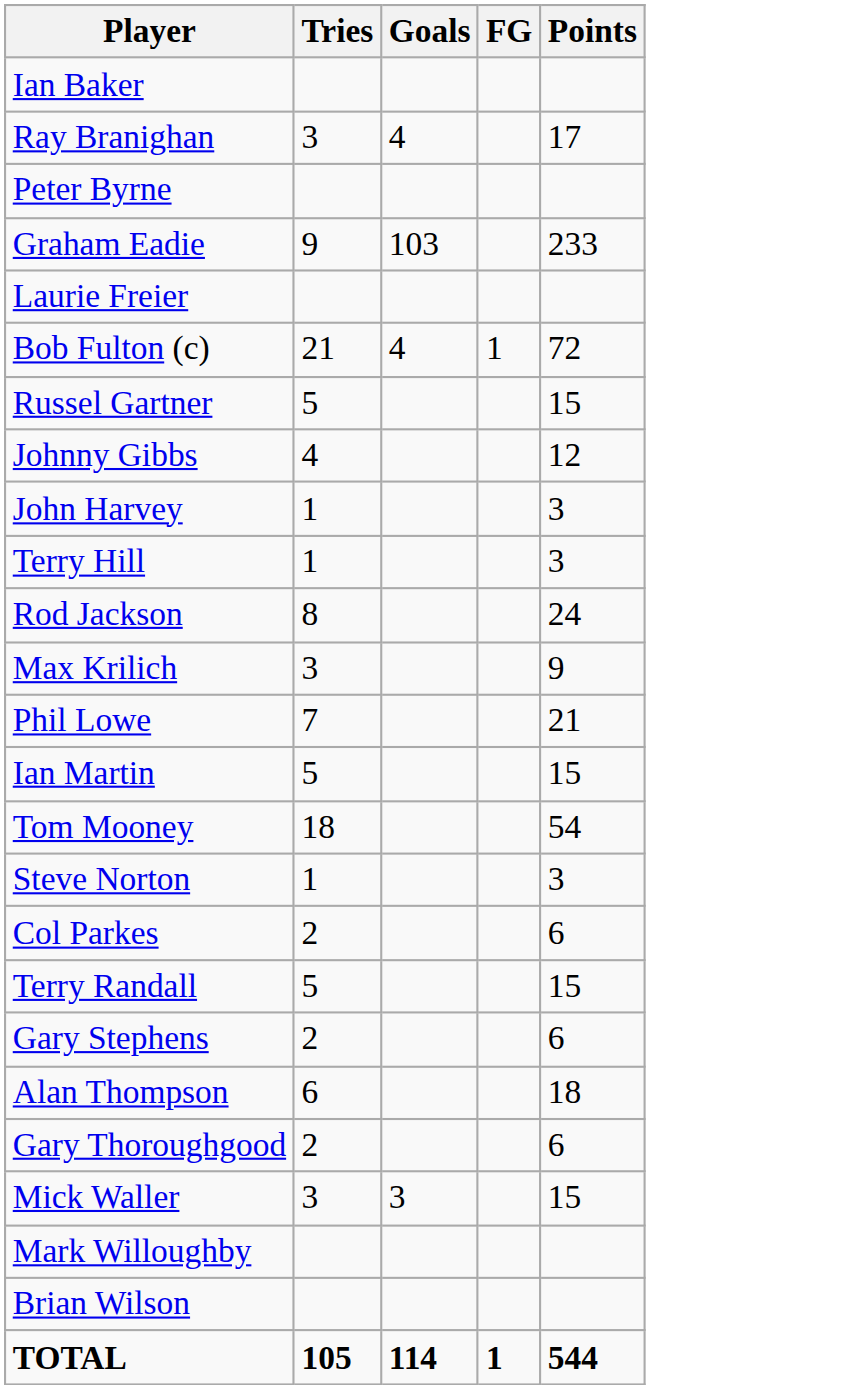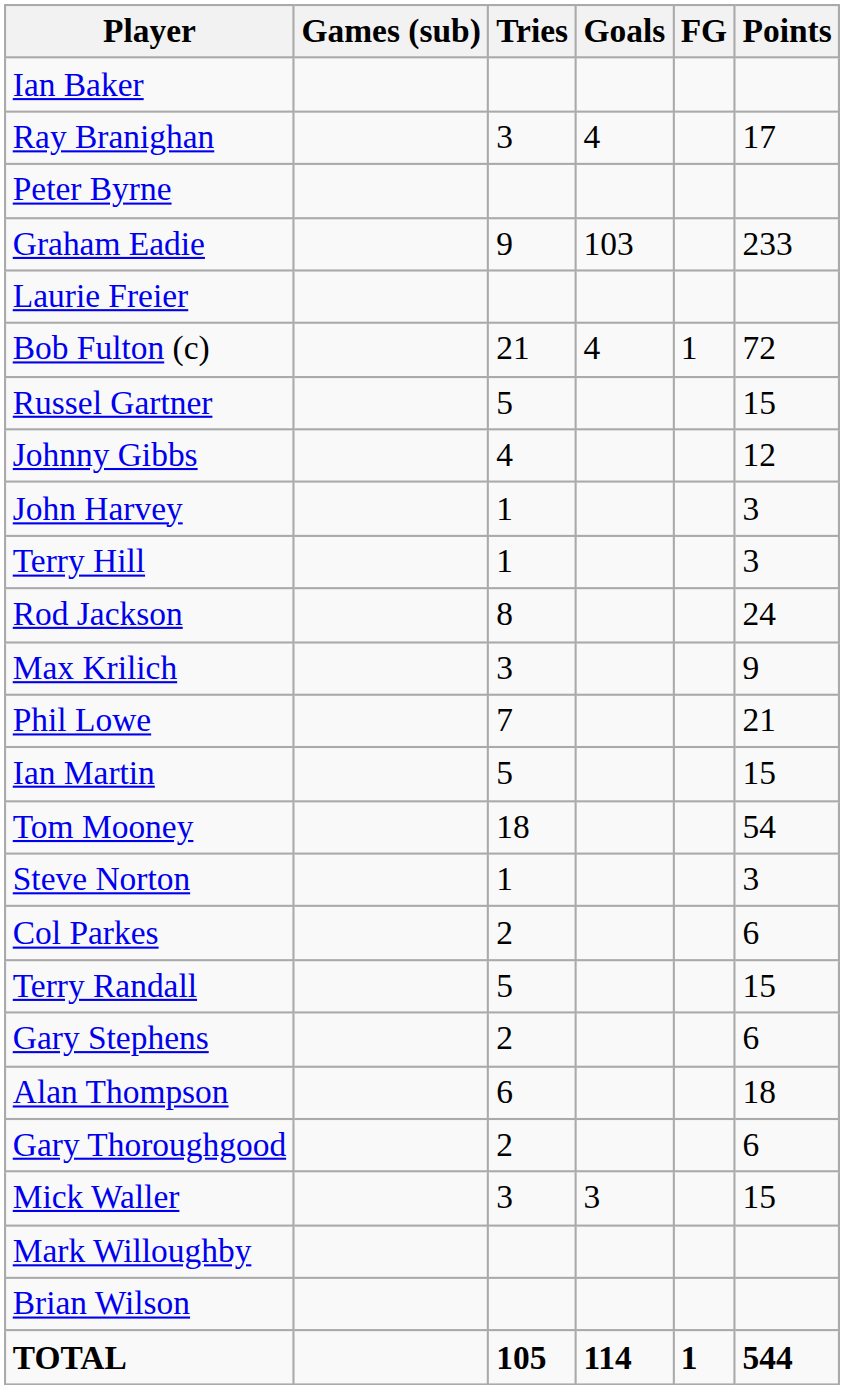+ column: (391, 31)
